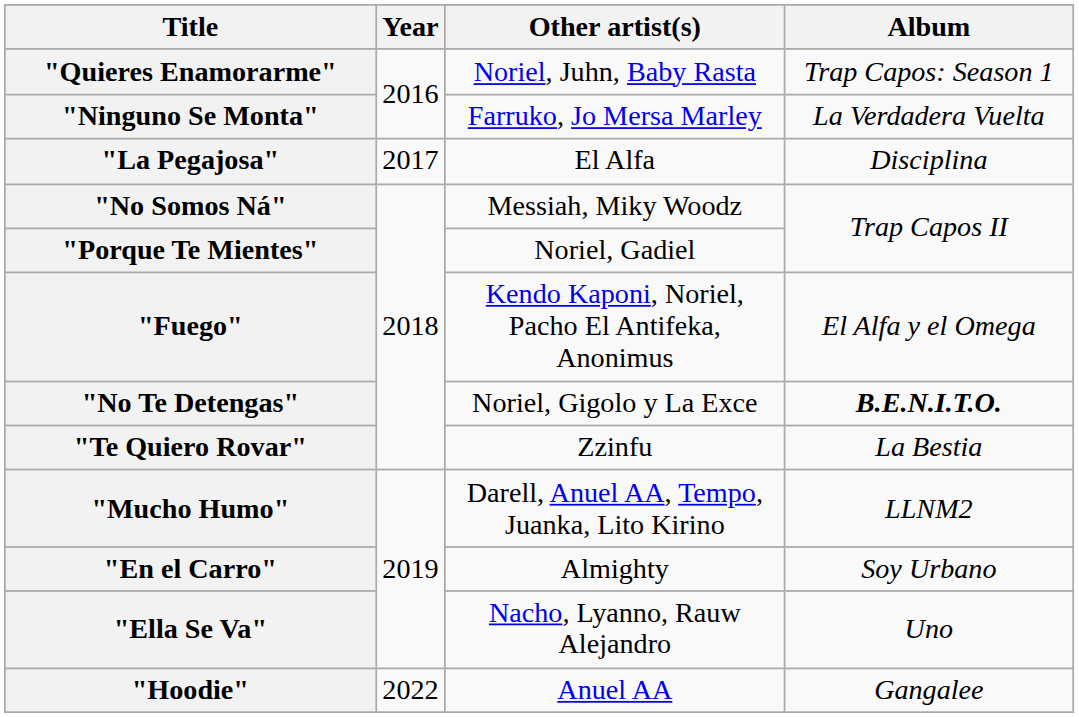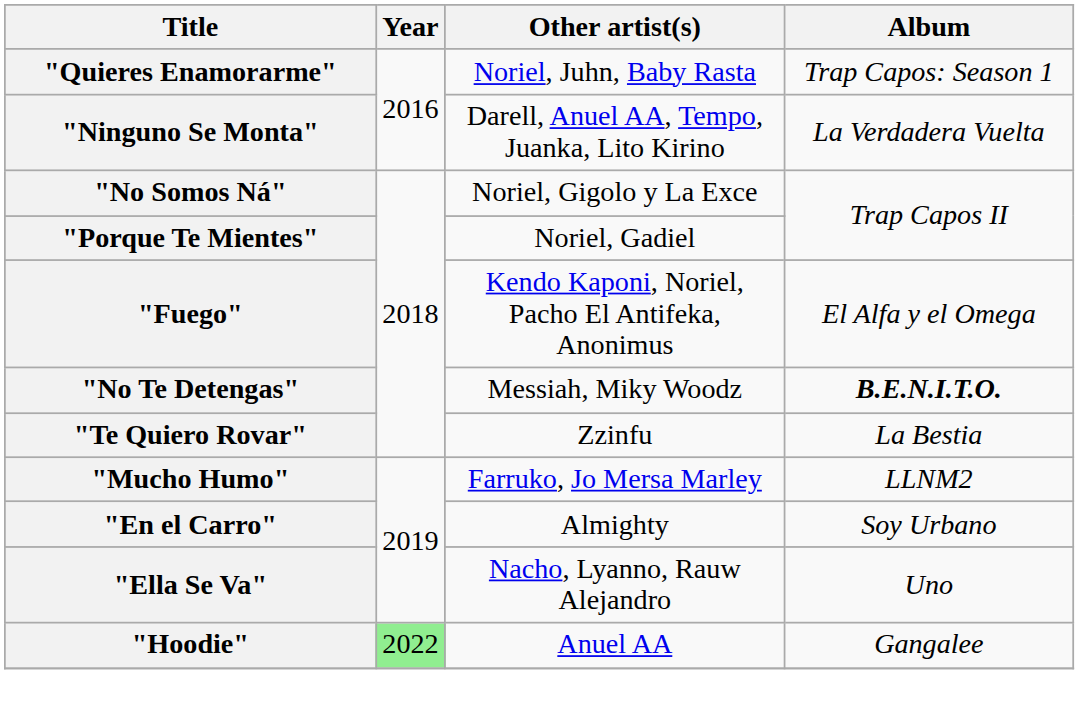(615, 116) Farruko, Jo Mersa Marley -> (615, 131) Darell, Anuel AA, Tempo, Juanka, Lito Kirino
- row: (190, 160)
(615, 205) Messiah, Miky Woodz -> (615, 192) Noriel, Gigolo y La Exce
(615, 402) Noriel, Gigolo y La Exce -> (615, 389) Messiah, Miky Woodz
(615, 507) Darell, Anuel AA, Tempo, Juanka, Lito Kirino -> (615, 479) Farruko, Jo Mersa Marley
(410, 689) no background -> (410, 644) lightgreen background
